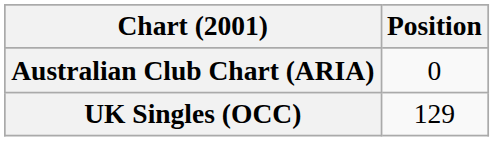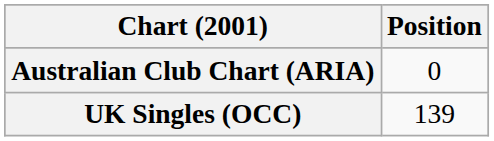(434, 113) 129 -> (434, 113) 139
